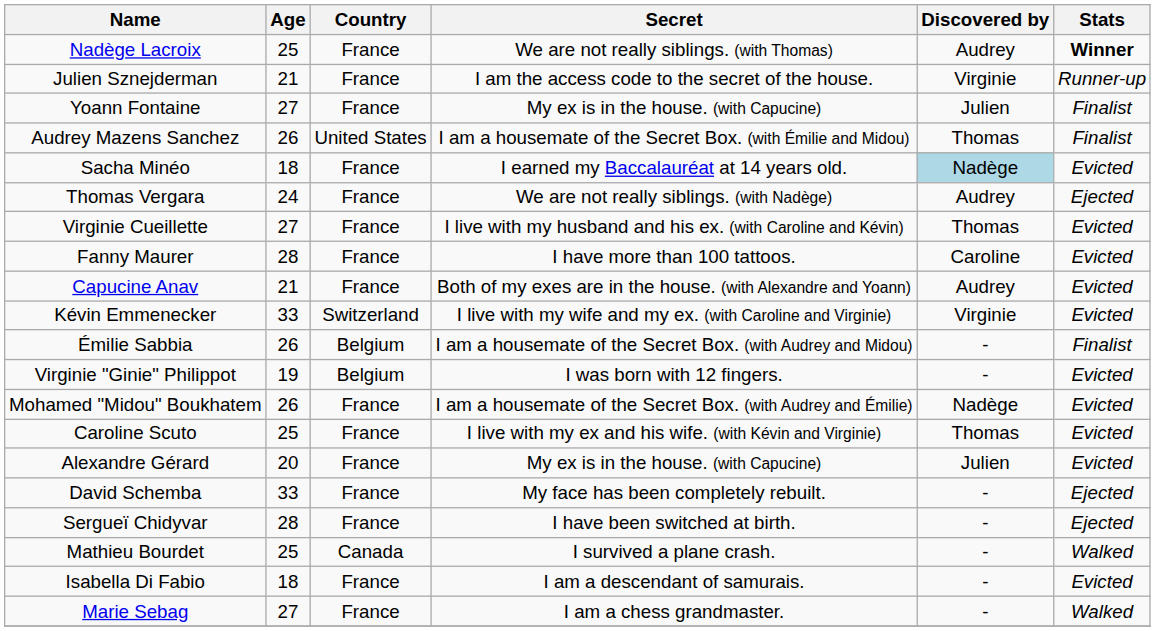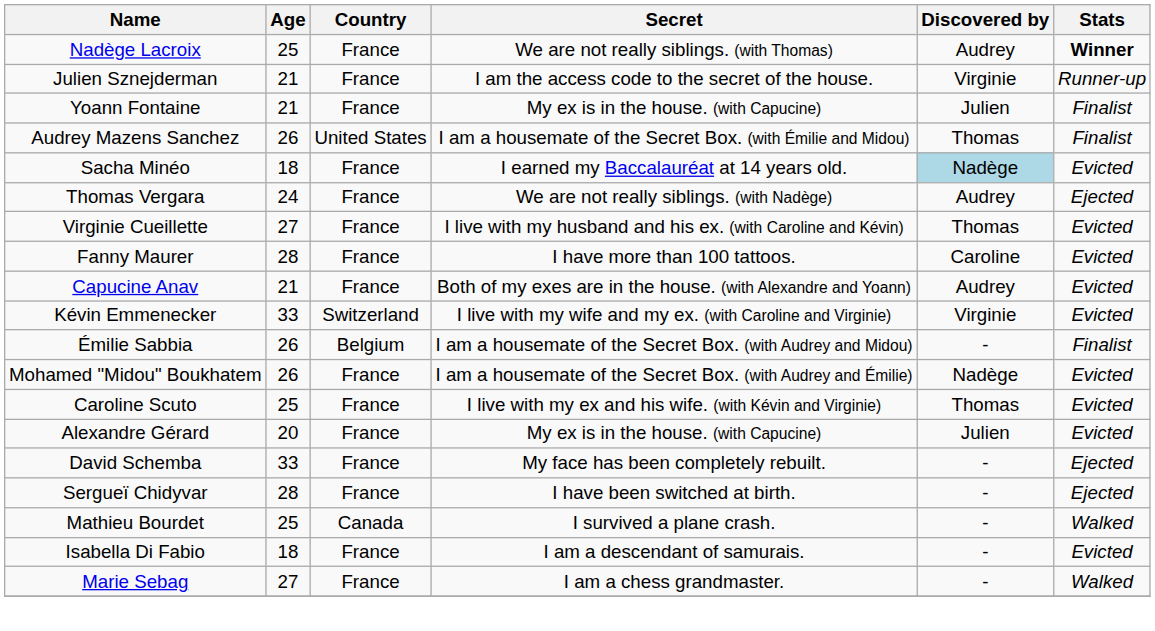(288, 109) 27 -> (288, 109) 21
- row: (135, 375)
